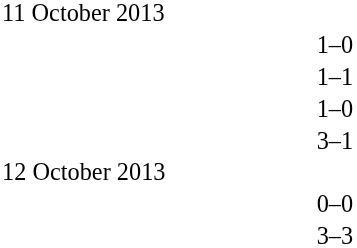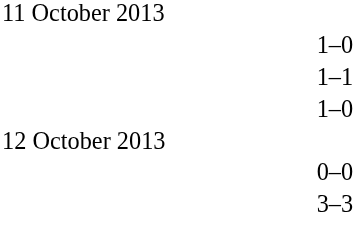- row: (139, 141)
